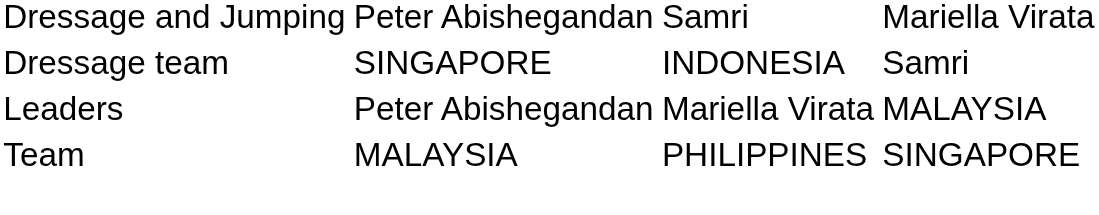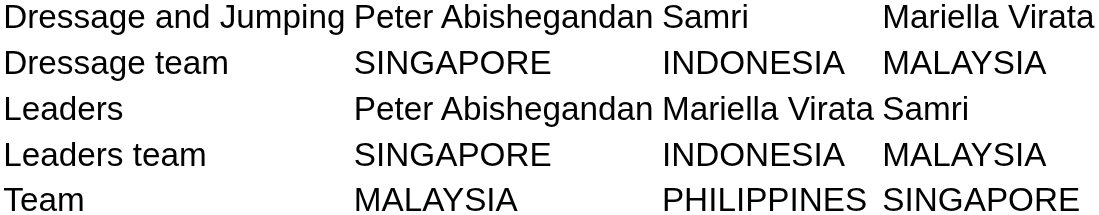(926, 63) Samri -> (964, 63) MALAYSIA
(964, 108) MALAYSIA -> (926, 108) Samri
+ row: (105, 154)
